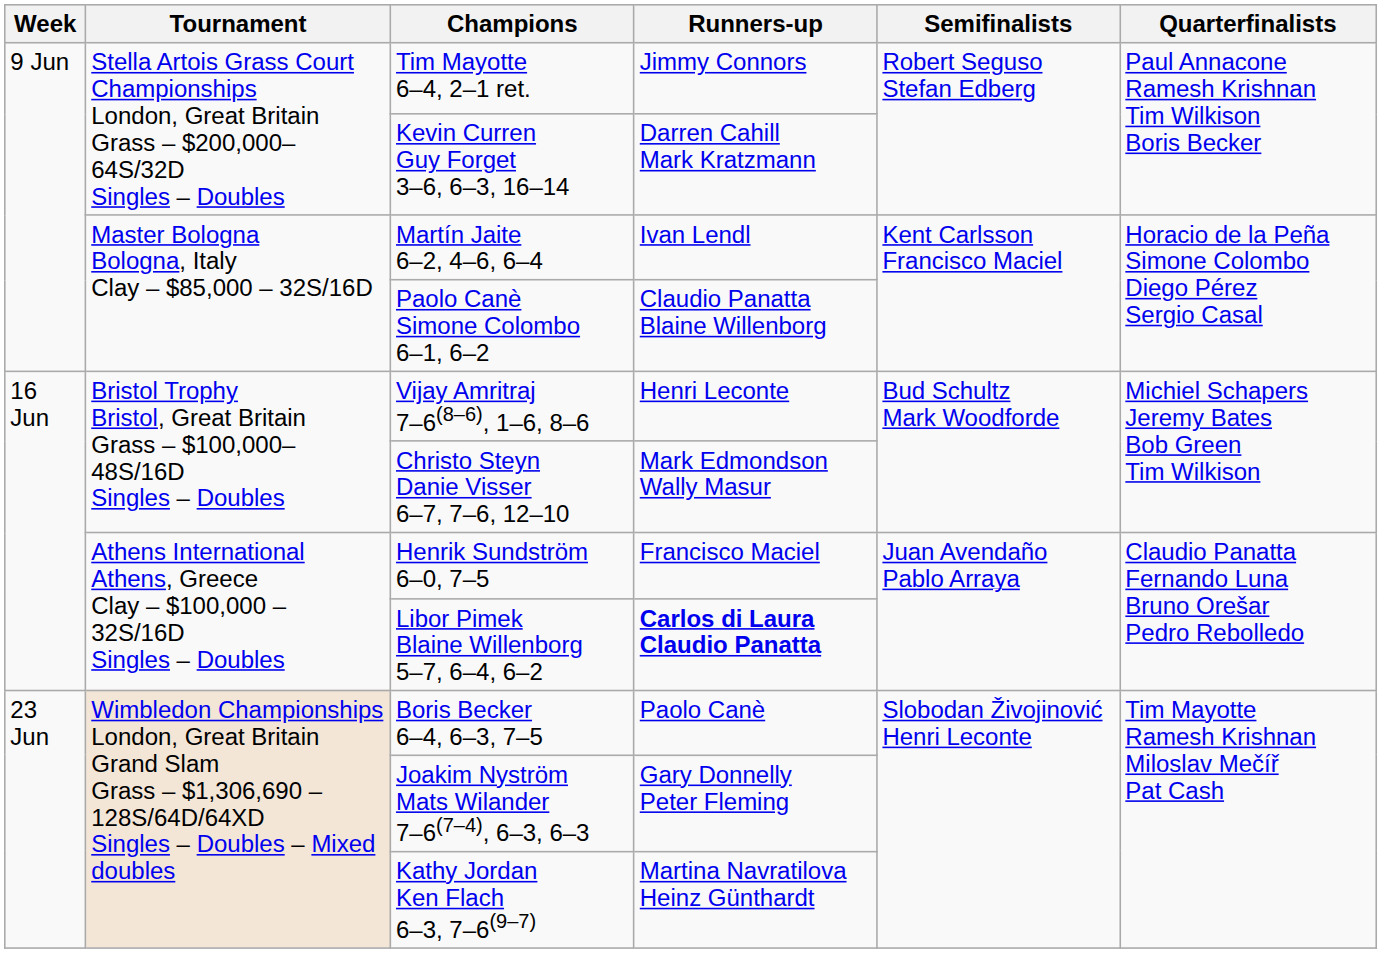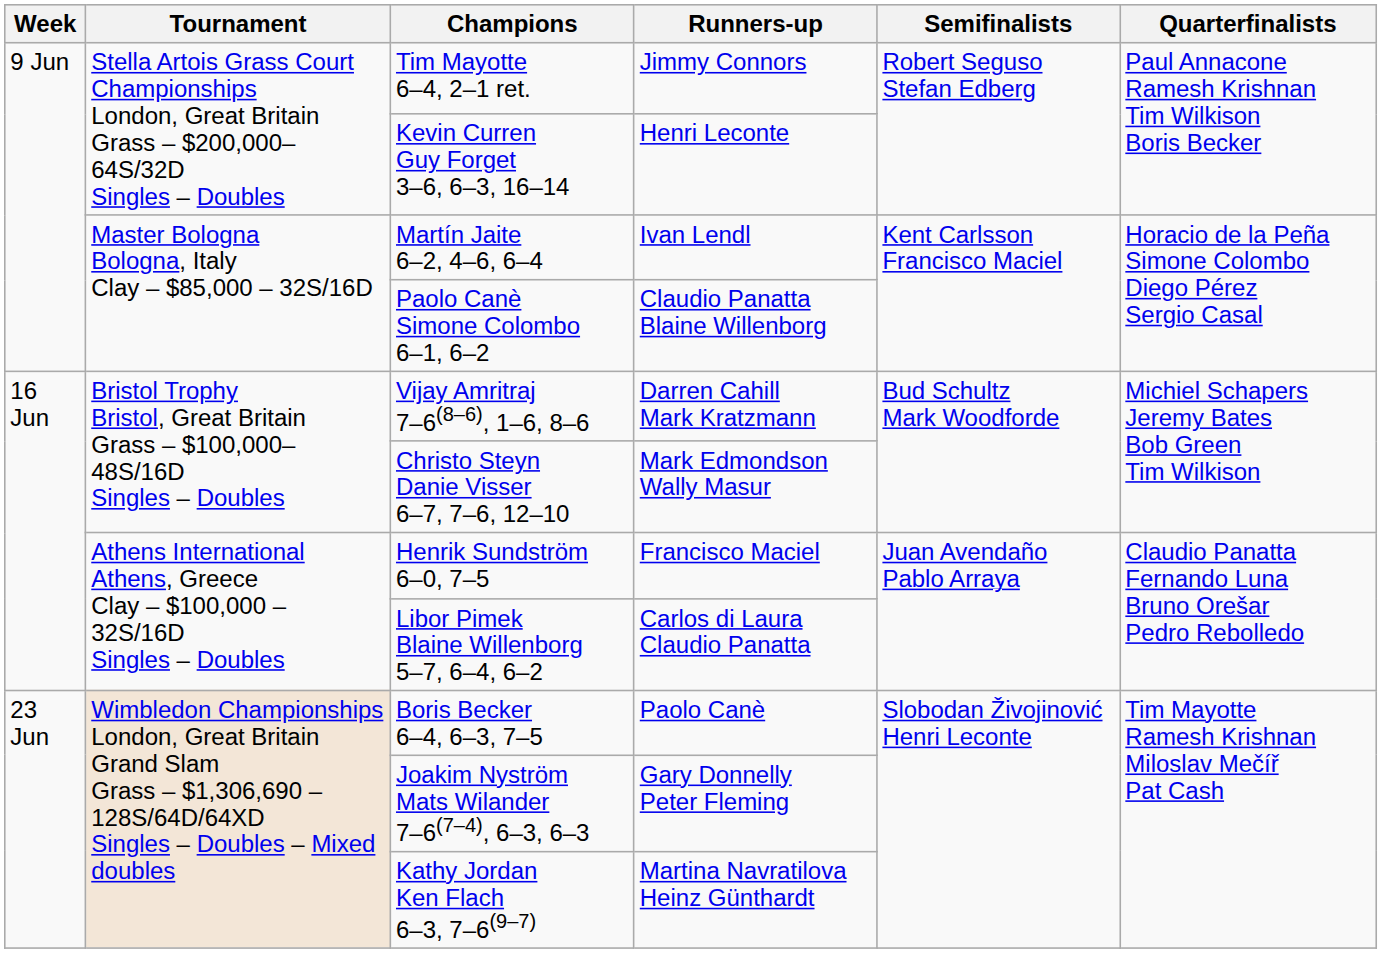(728, 147) Darren Cahill Mark Kratzmann -> (714, 133) Henri Leconte
(714, 391) Henri Leconte -> (728, 404) Darren Cahill Mark Kratzmann
(730, 631) bold -> (725, 631) normal
